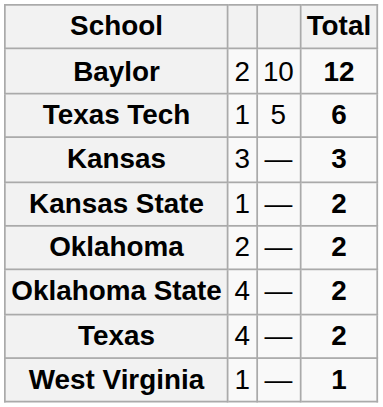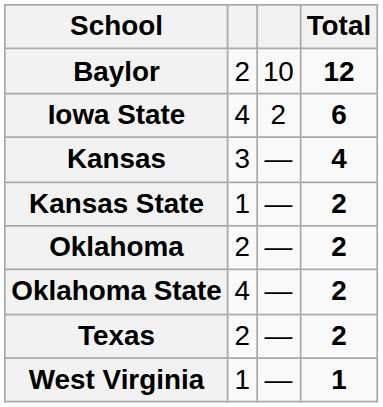+ row: (116, 114)
- row: (117, 114)
(339, 159) 3 -> (339, 159) 4
(242, 335) 4 -> (242, 335) 2
